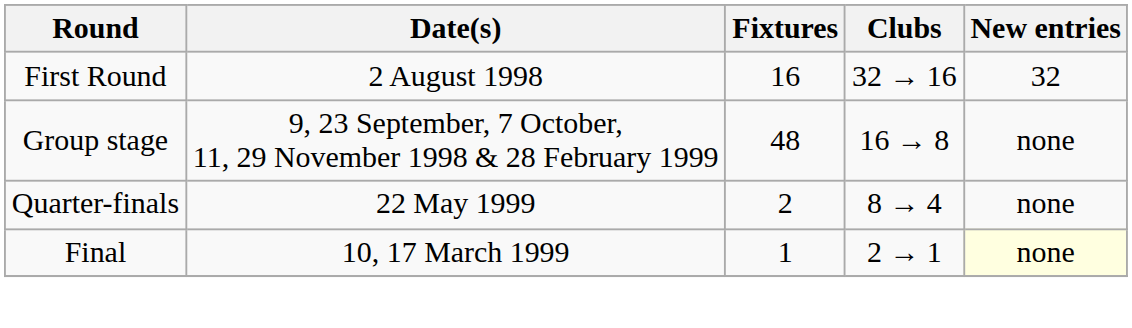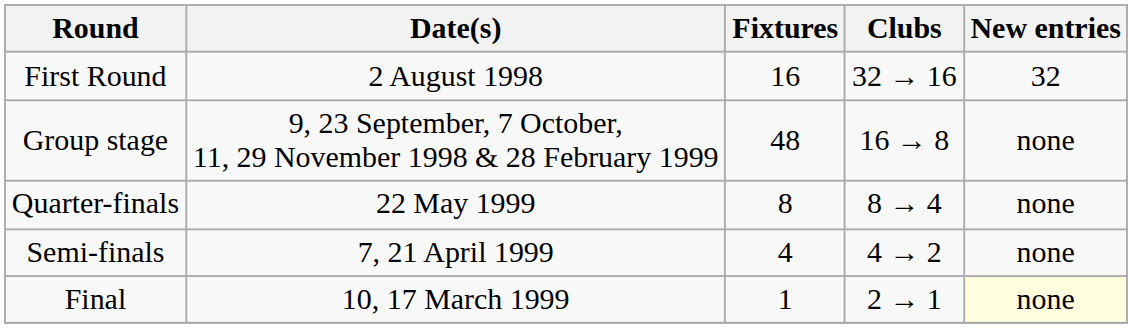(785, 204) 2 -> (785, 204) 8
+ row: (95, 251)
